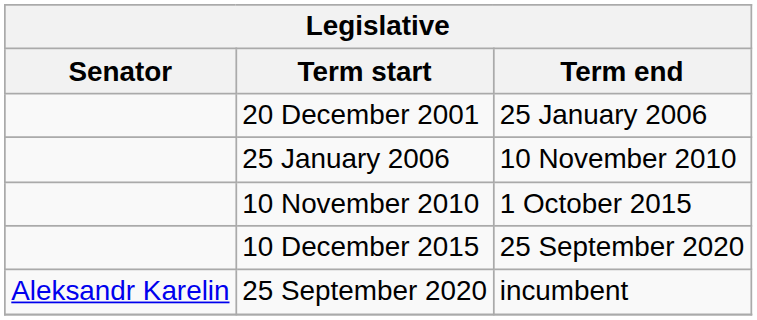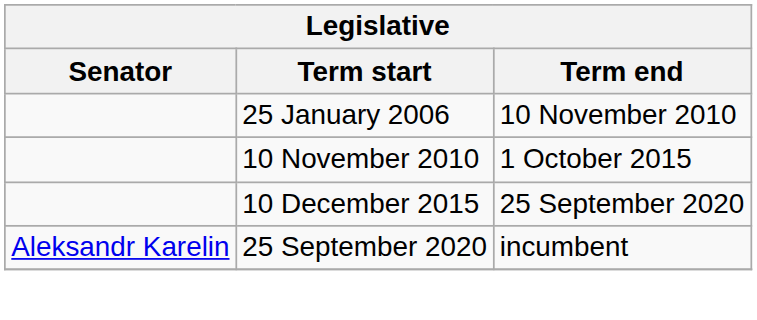- row: (361, 114)
